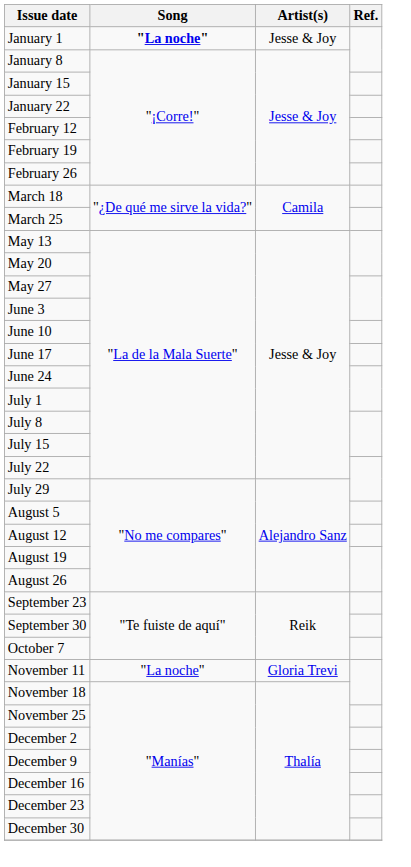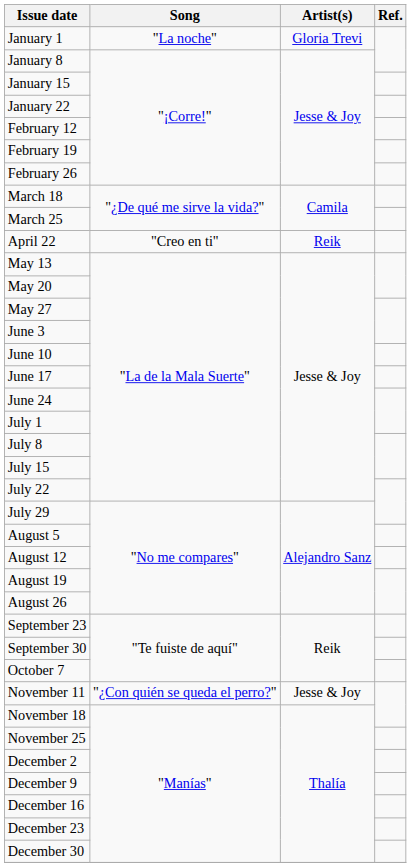(173, 38) bold -> (185, 38) normal
(303, 38) Jesse & Joy -> (327, 38) Gloria Trevi
+ row: (32, 241)
(173, 670) "La noche" -> (185, 693) "¿Con quién se queda el perro?"
(303, 670) Gloria Trevi -> (327, 693) Jesse & Joy
